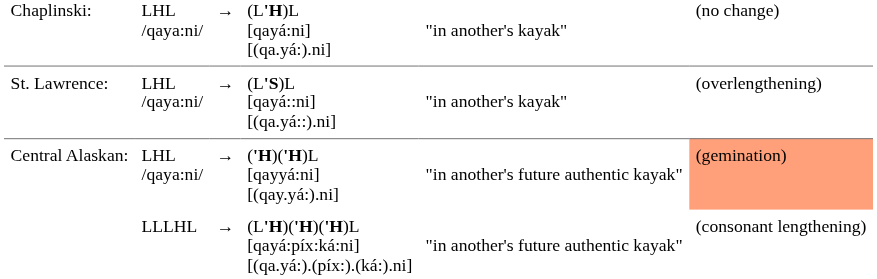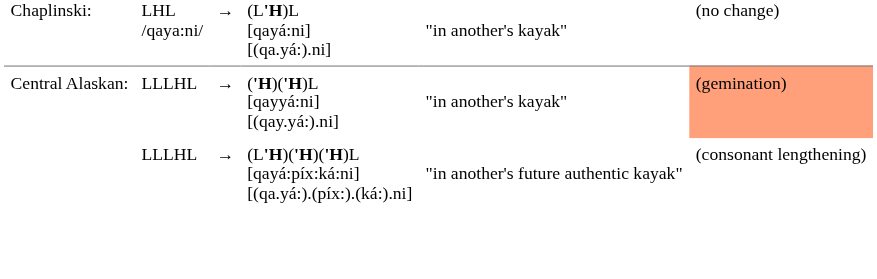- row: (59, 82)
(172, 164) LHL /qaya:ni/ -> (169, 82) LLLHL
(554, 174) "in another's future authentic kayak" -> (496, 102) "in another's kayak"
